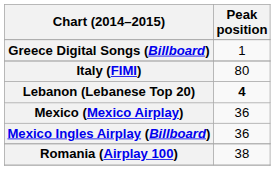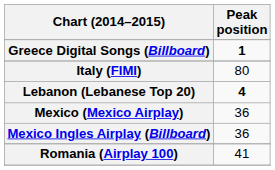(242, 50) normal -> (242, 50) bold
(242, 154) 38 -> (242, 154) 41
